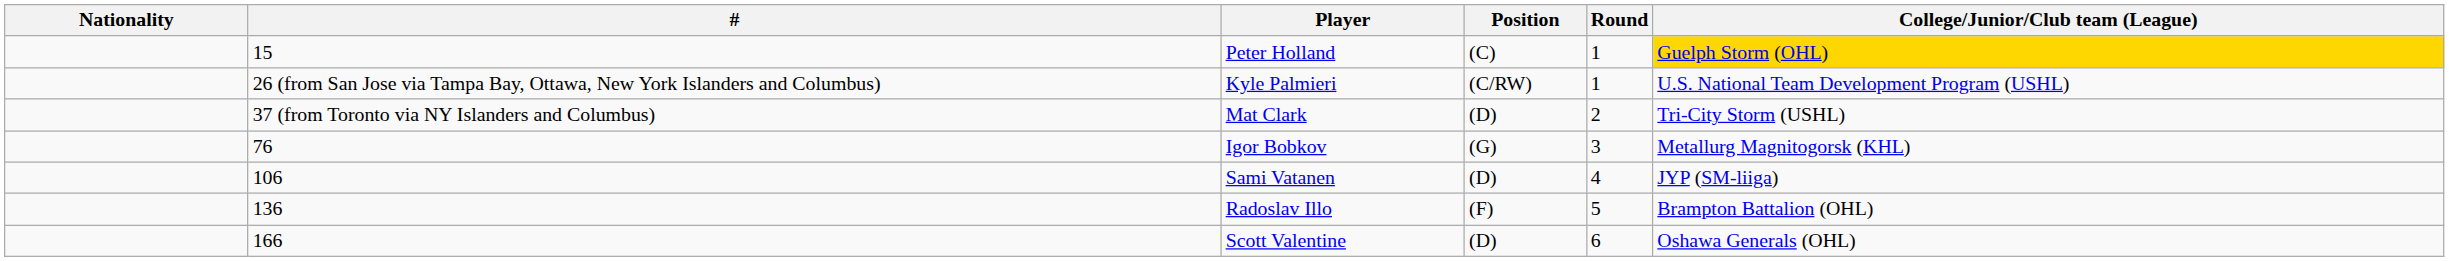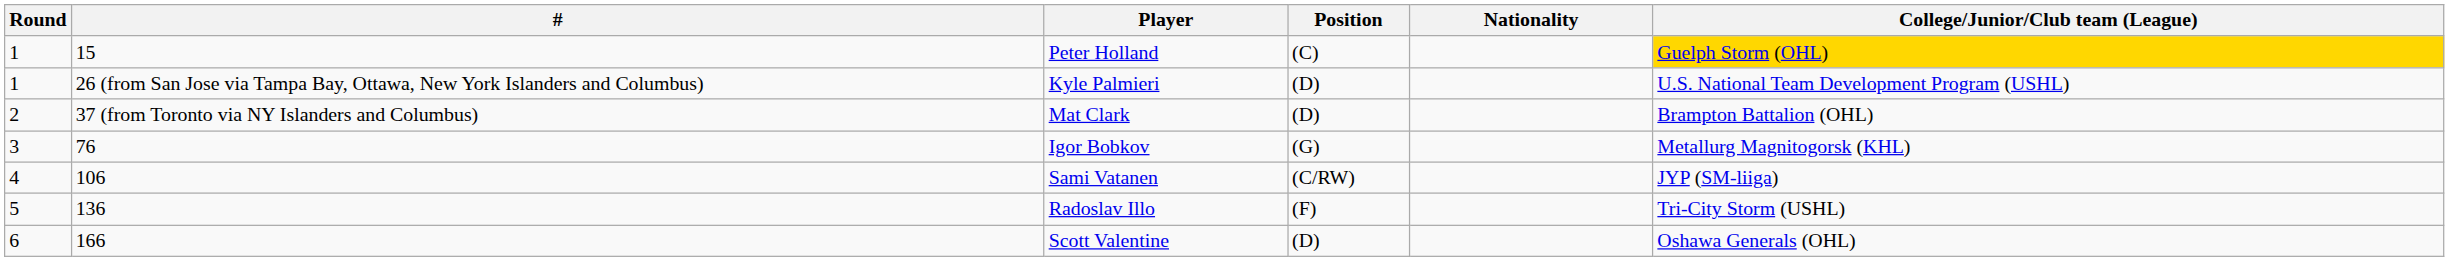columns swapped: (1620, 20) <-> (126, 20)
(1500, 83) (C/RW) -> (1306, 83) (D)
(1751, 114) Tri-City Storm (USHL) -> (1765, 114) Brampton Battalion (OHL)
(1483, 177) (D) -> (1324, 177) (C/RW)
(1765, 209) Brampton Battalion (OHL) -> (1751, 209) Tri-City Storm (USHL)
